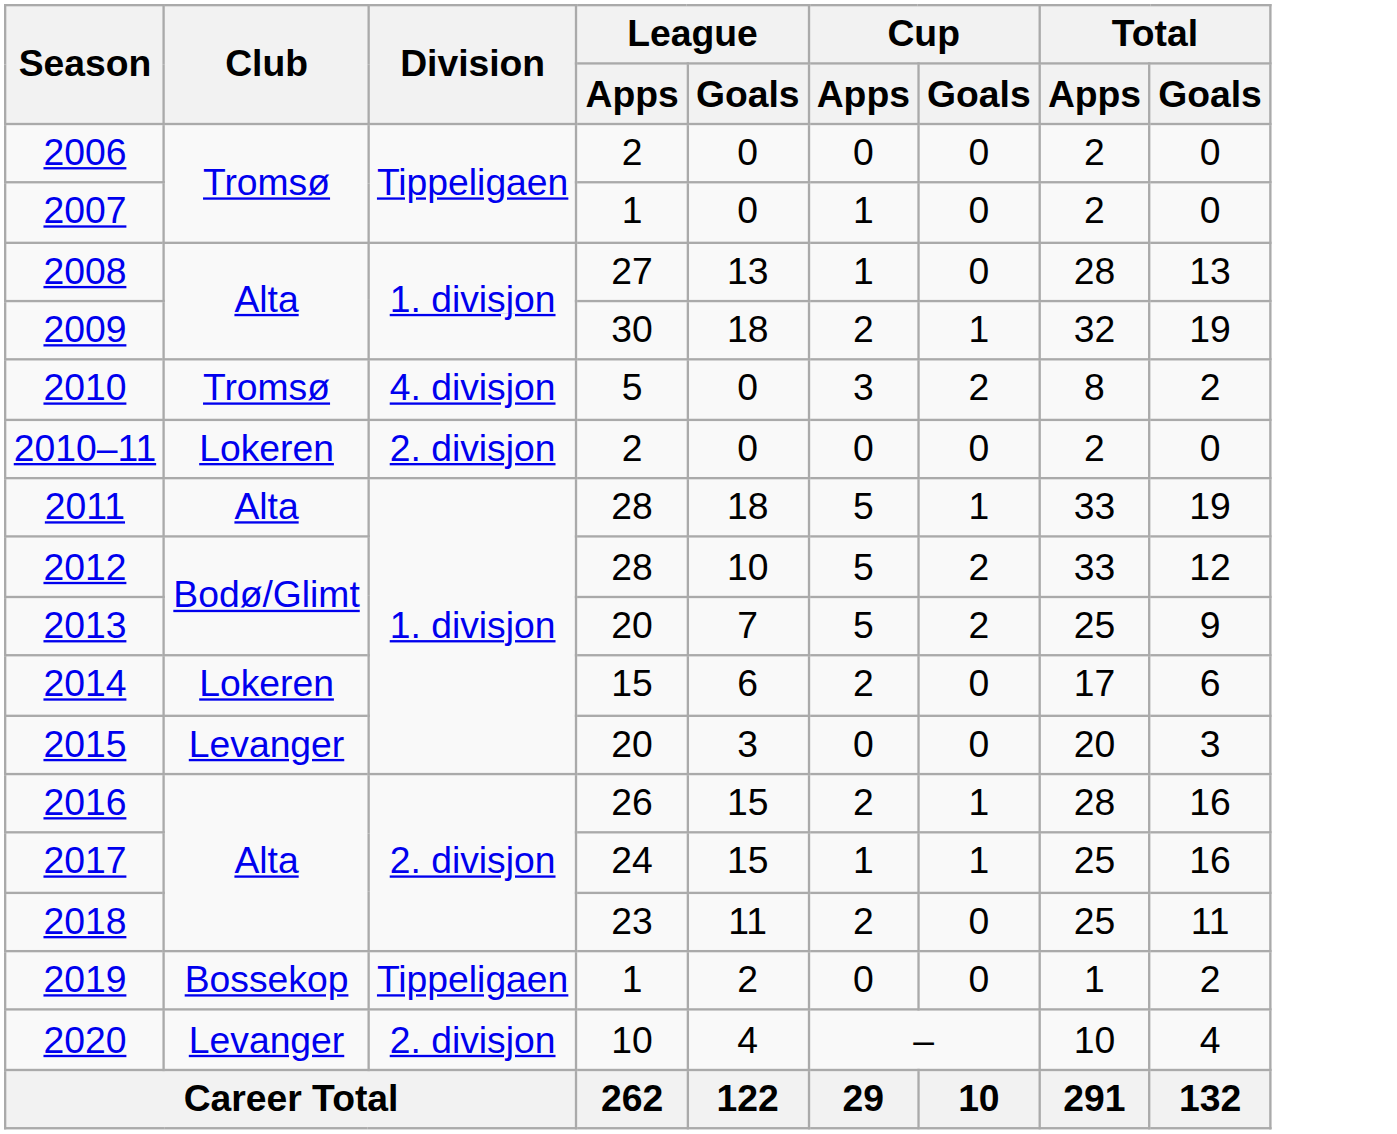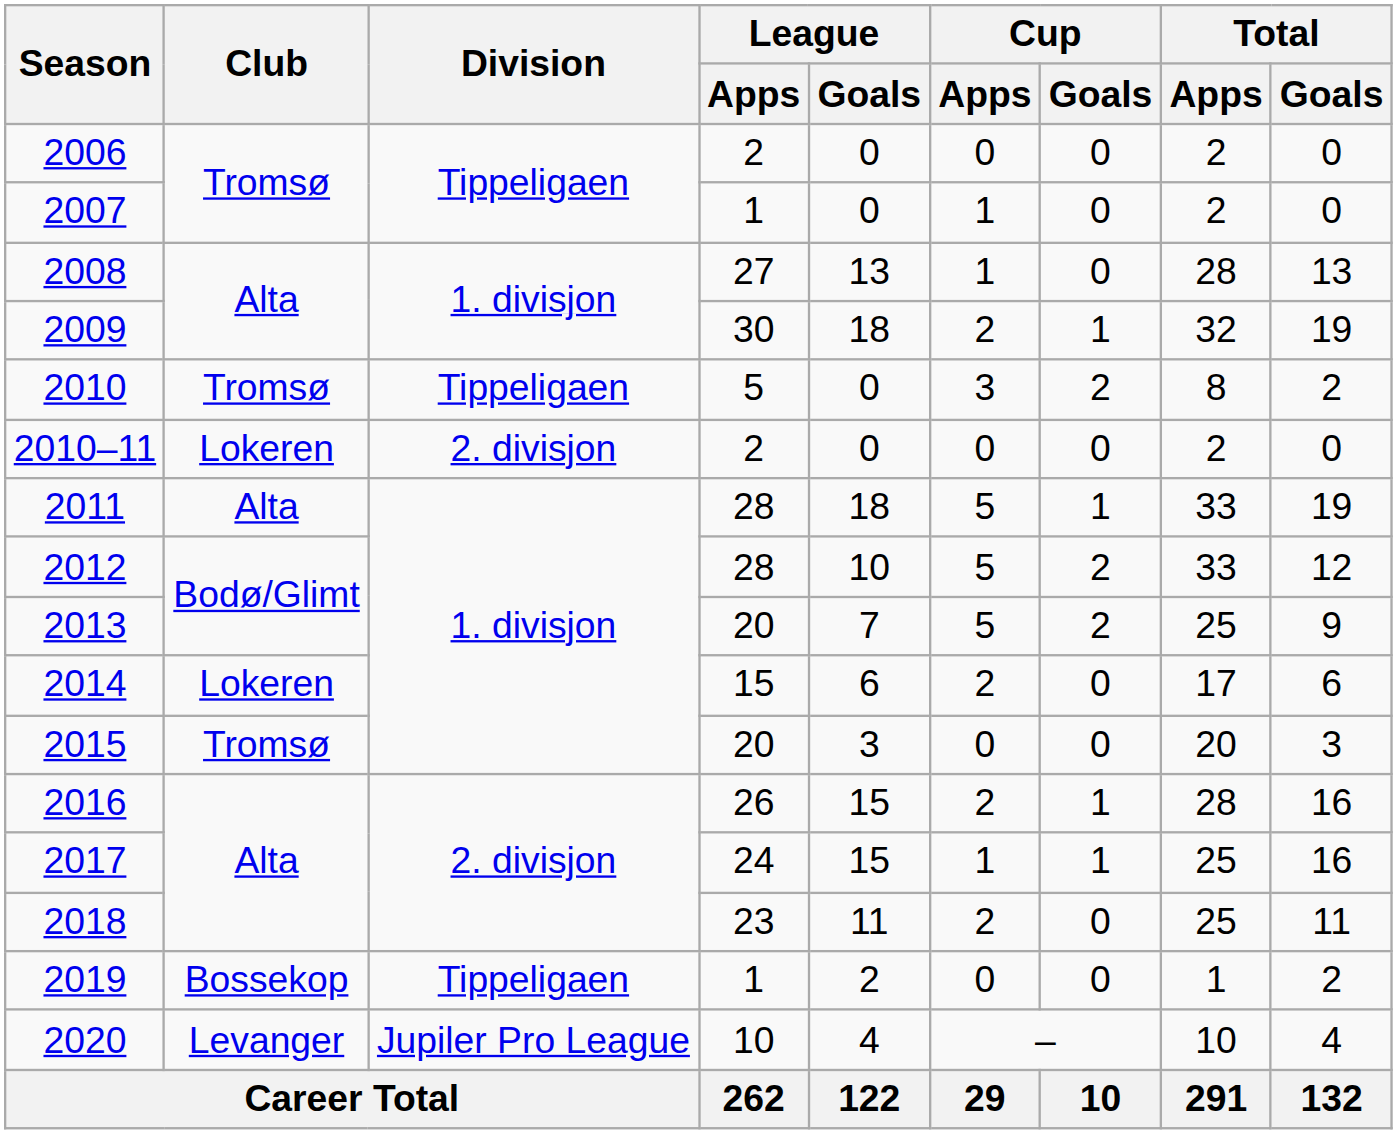(473, 388) 4. divisjon -> (533, 388) Tippeligaen
(267, 743) Levanger -> (267, 743) Tromsø
(473, 1039) 2. divisjon -> (533, 1039) Jupiler Pro League
